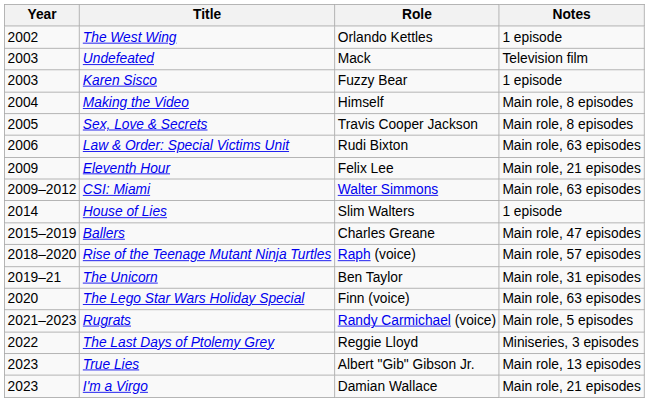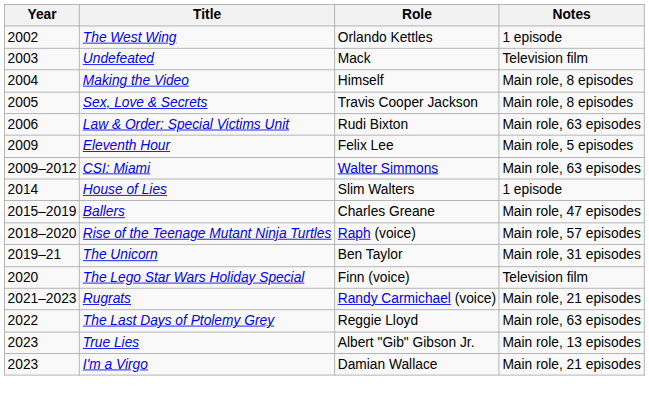- row: (120, 80)
(572, 168) Main role, 21 episodes -> (568, 146) Main role, 5 episodes
(572, 299) Main role, 63 episodes -> (545, 277) Television film
(568, 320) Main role, 5 episodes -> (572, 299) Main role, 21 episodes
(570, 342) Miniseries, 3 episodes -> (572, 320) Main role, 63 episodes
